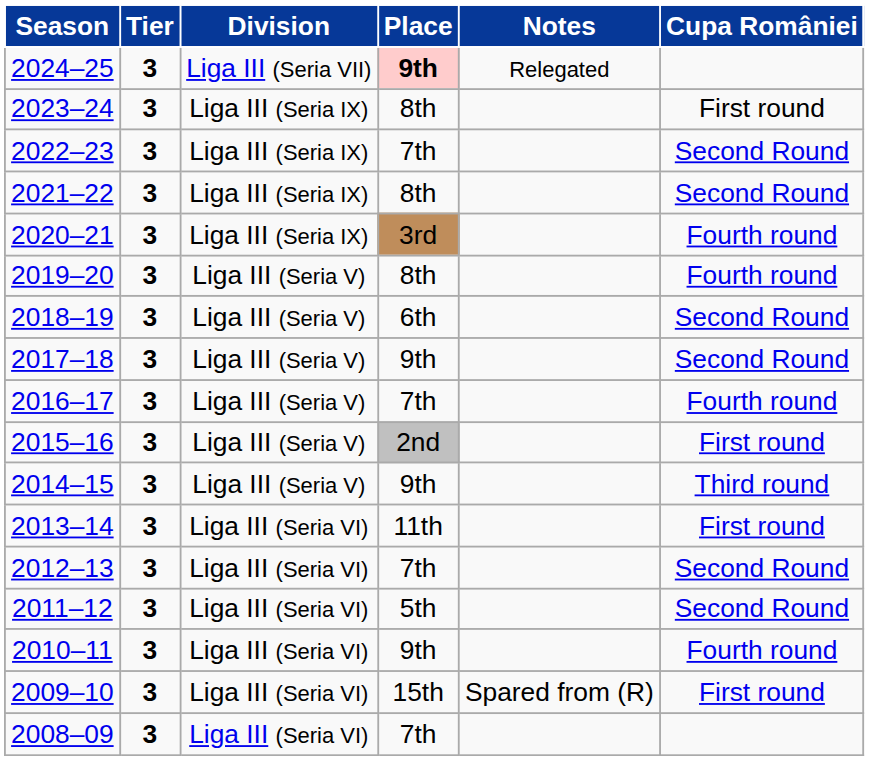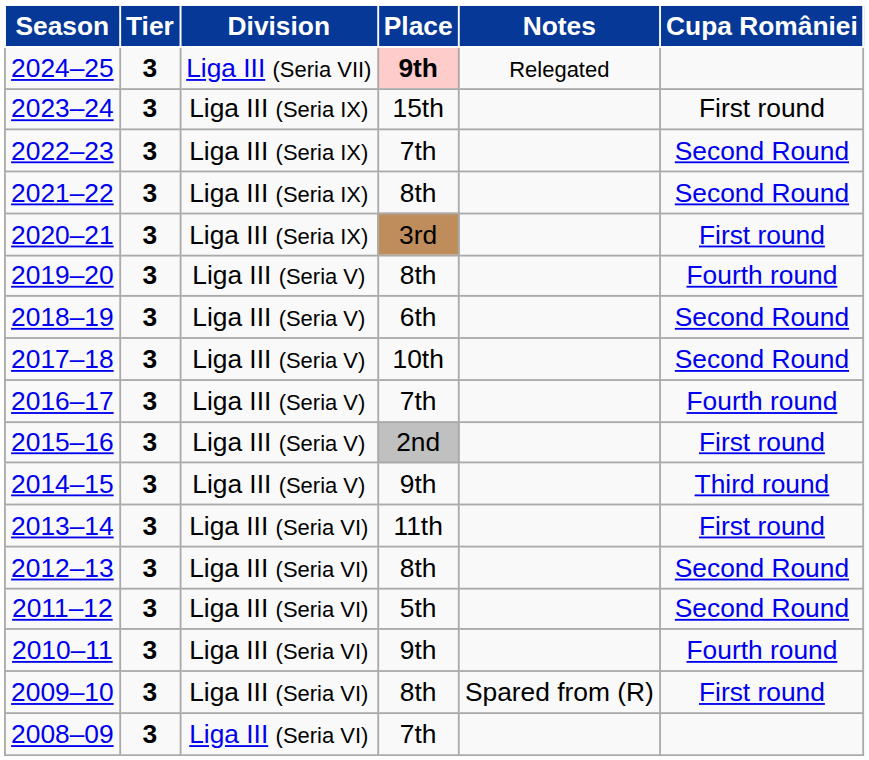(418, 109) 8th -> (418, 109) 15th
(762, 234) Fourth round -> (762, 234) First round
(418, 359) 9th -> (418, 359) 10th
(418, 567) 7th -> (418, 567) 8th
(418, 692) 15th -> (418, 692) 8th
